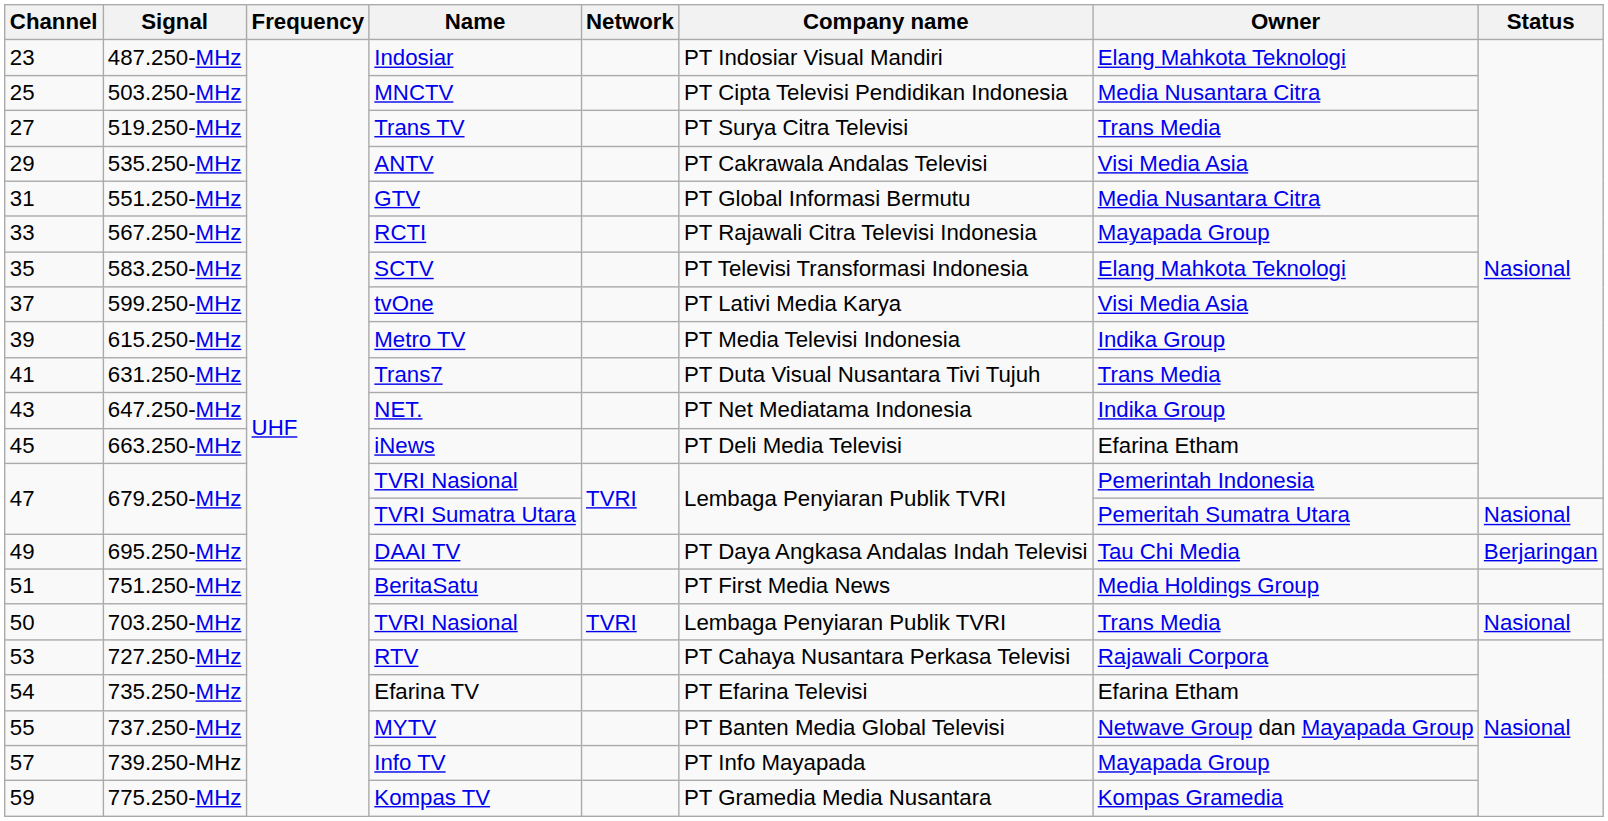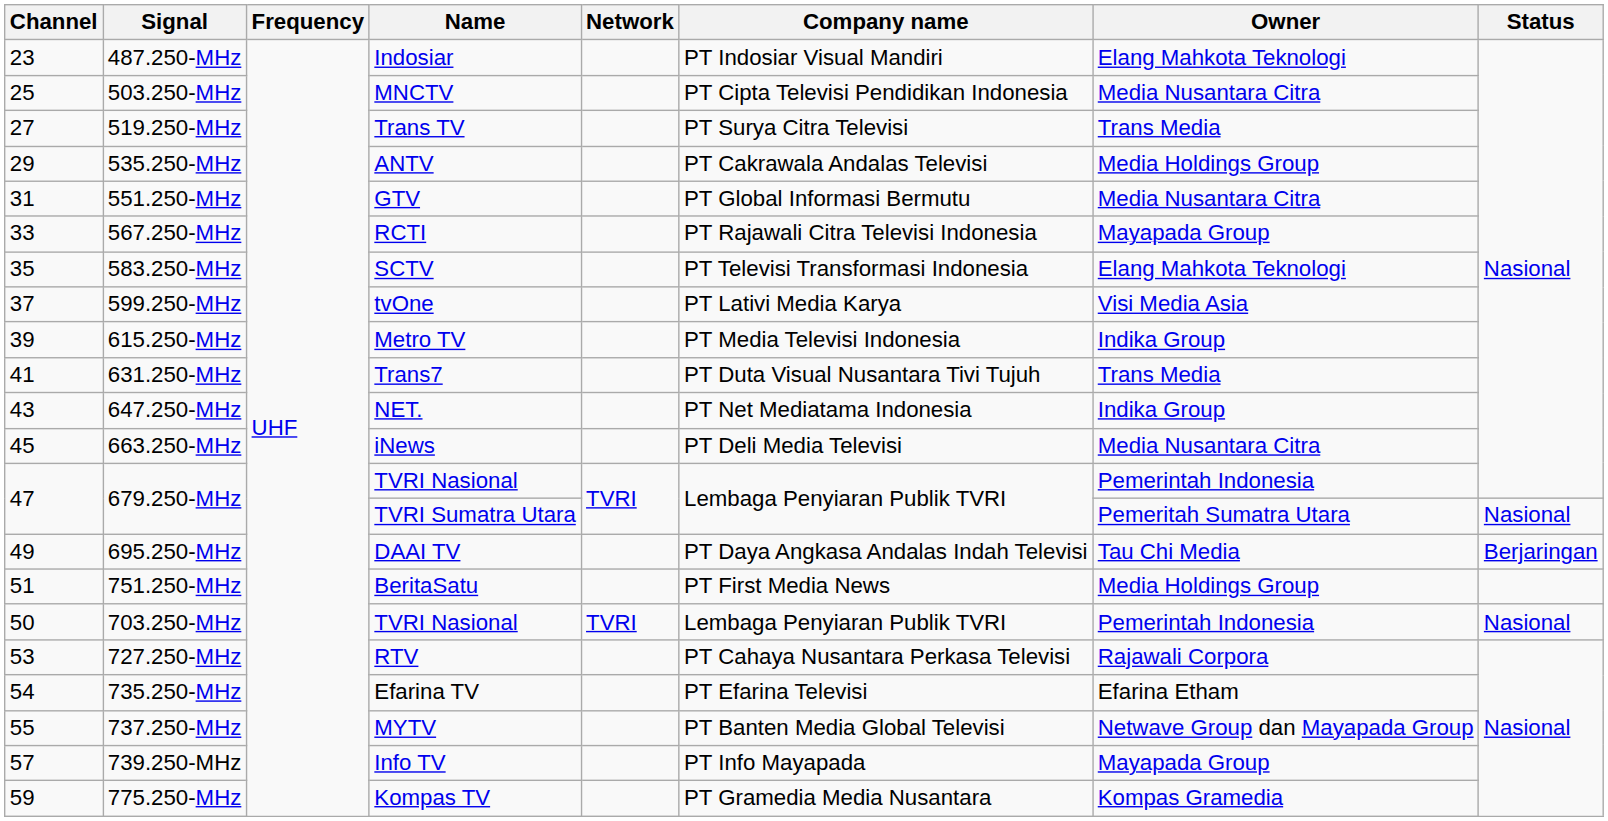(1173, 163) Visi Media Asia -> (1208, 163) Media Holdings Group
(1168, 445) Efarina Etham -> (1209, 445) Media Nusantara Citra
(1159, 621) Trans Media -> (1206, 621) Pemerintah Indonesia
